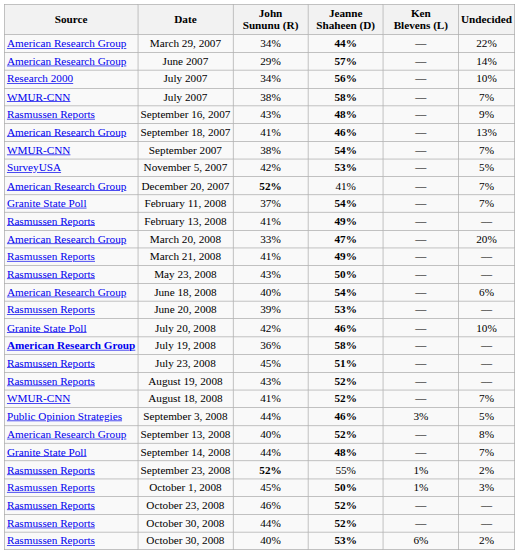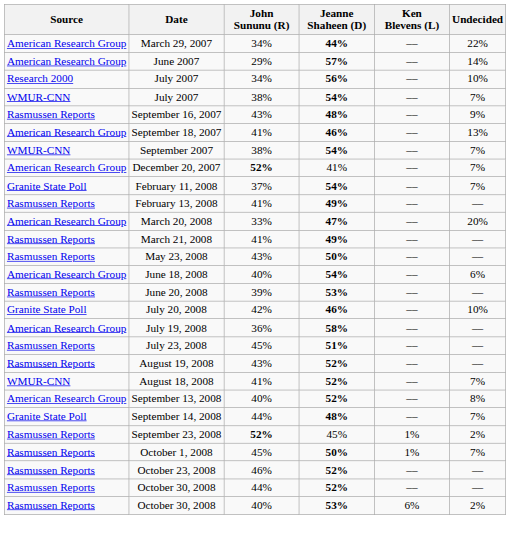(346, 97) 58% -> (337, 97) 54%
- row: (185, 168)
(71, 345) bold -> (67, 327) normal
- row: (185, 416)
(346, 470) 55% -> (337, 434) 45%
(487, 487) 3% -> (478, 452) 7%
